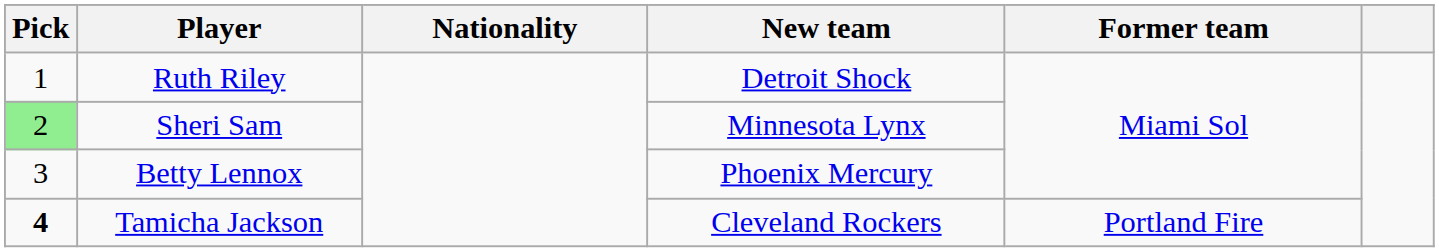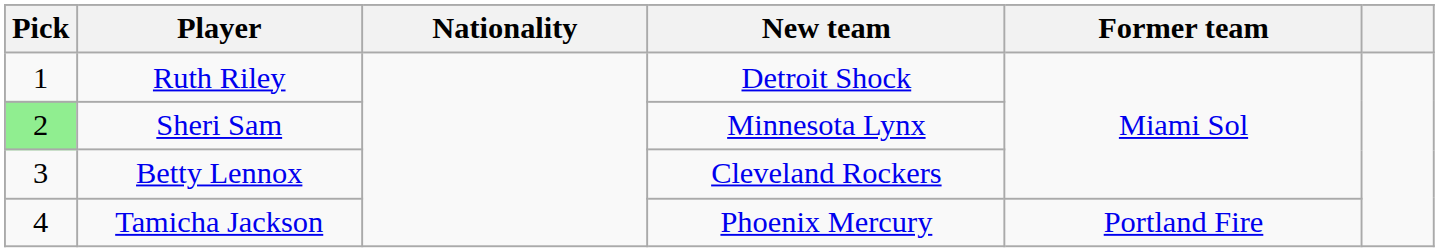(826, 173) Phoenix Mercury -> (826, 173) Cleveland Rockers
(41, 221) bold -> (41, 221) normal
(826, 221) Cleveland Rockers -> (826, 221) Phoenix Mercury
